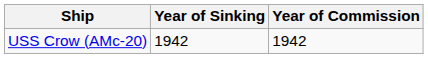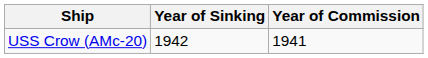(289, 41) 1942 -> (289, 41) 1941
